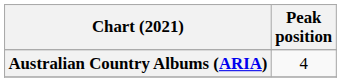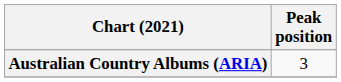(304, 63) 4 -> (304, 63) 3
